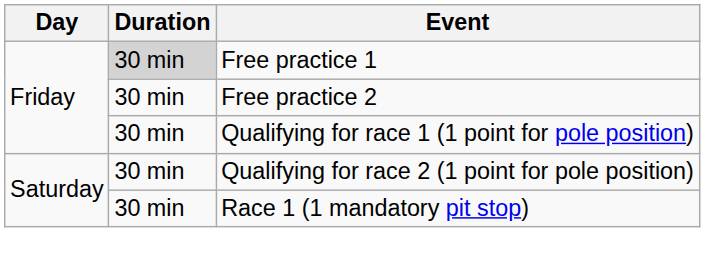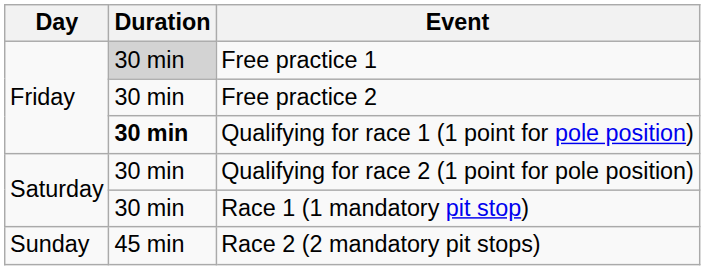(149, 134) normal -> (151, 134) bold
+ row: (381, 245)
